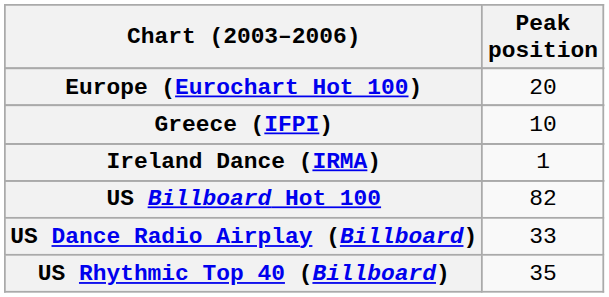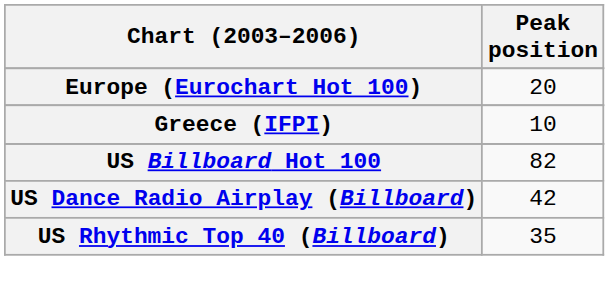- row: (244, 162)
(543, 236) 33 -> (543, 199) 42
